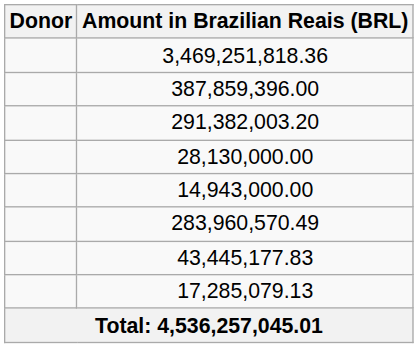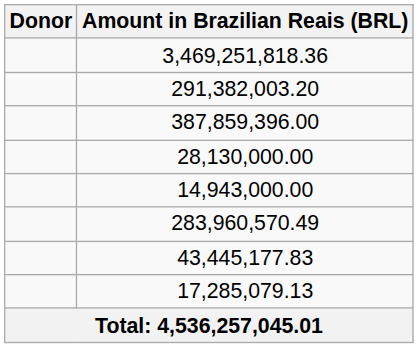rows swapped: (245, 88) <-> (245, 122)
